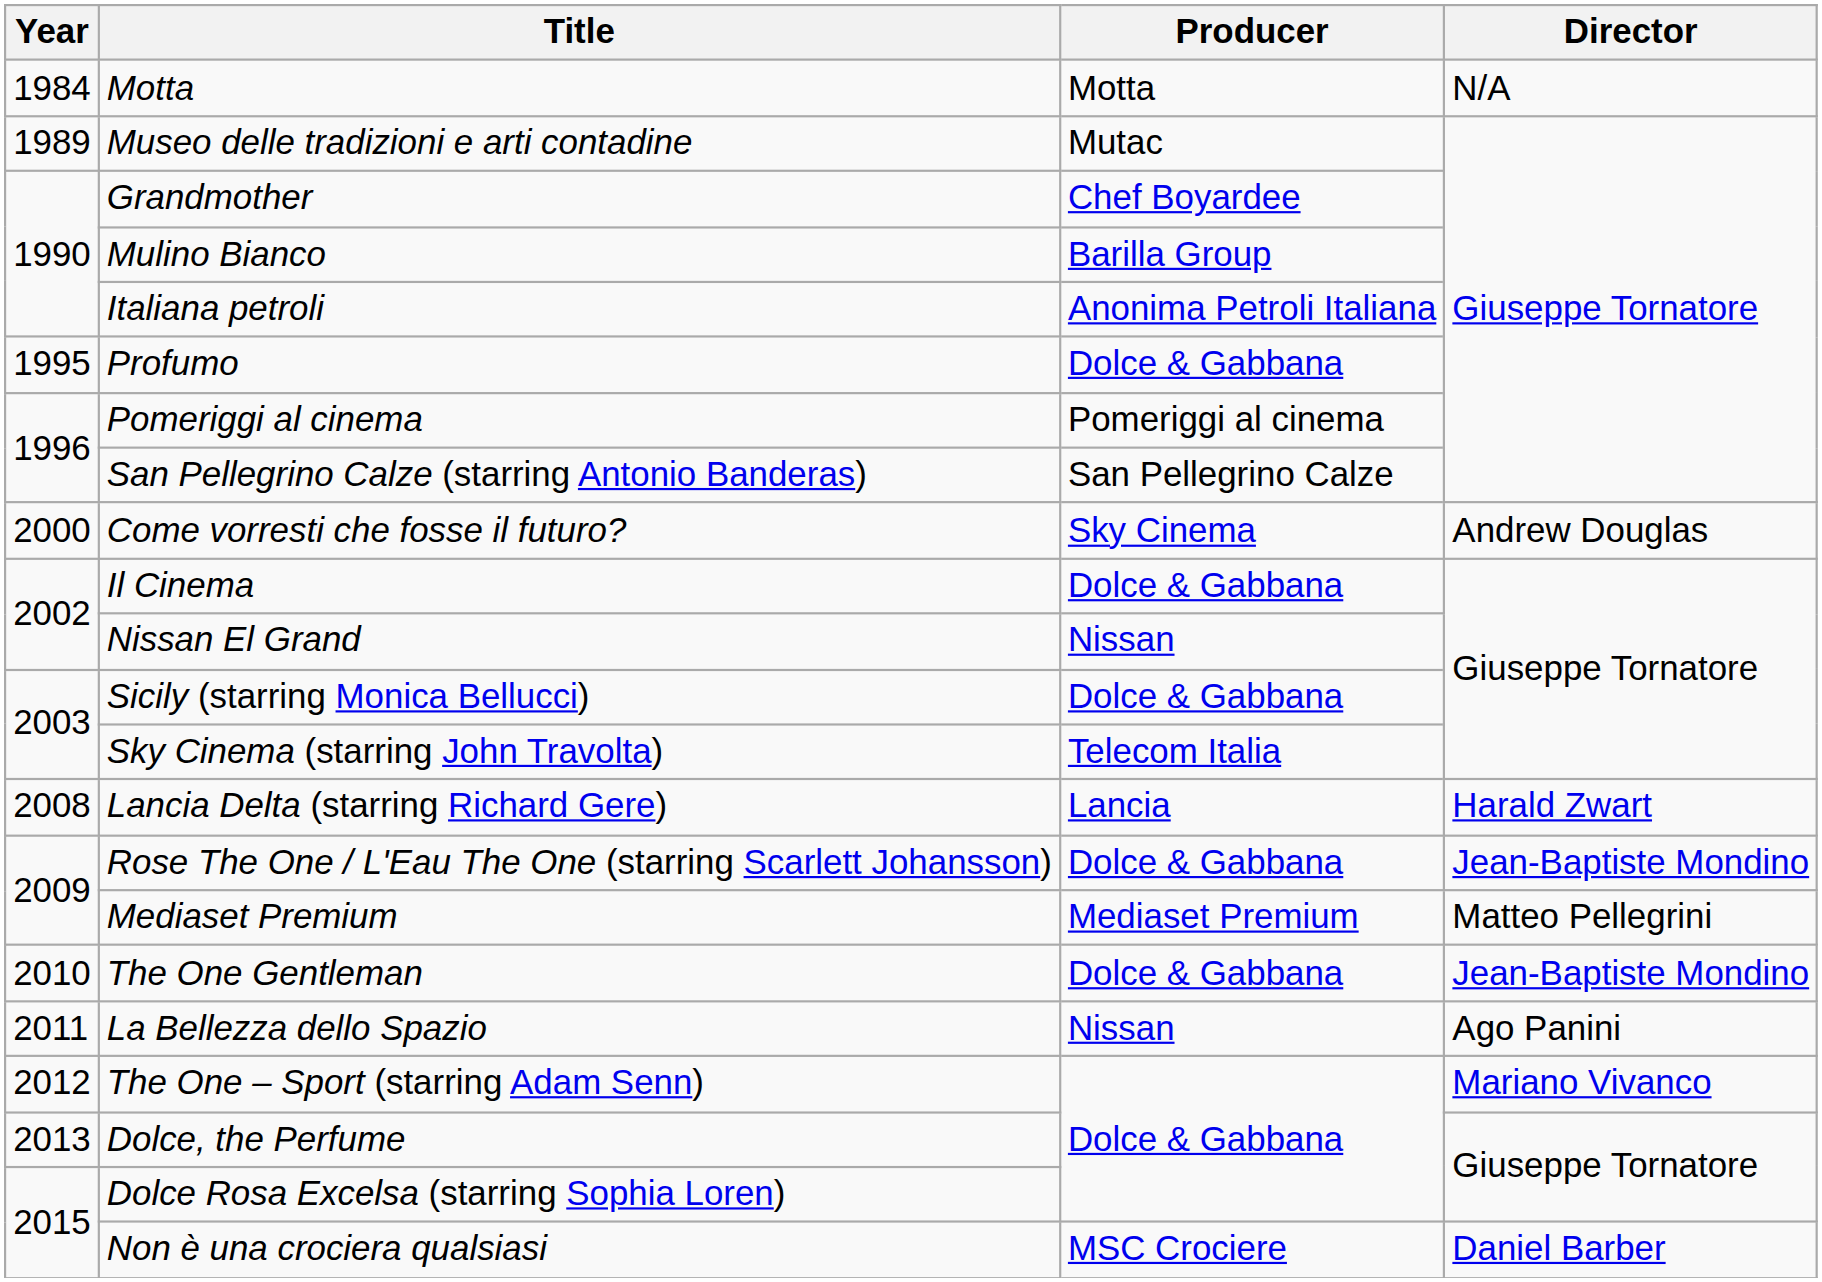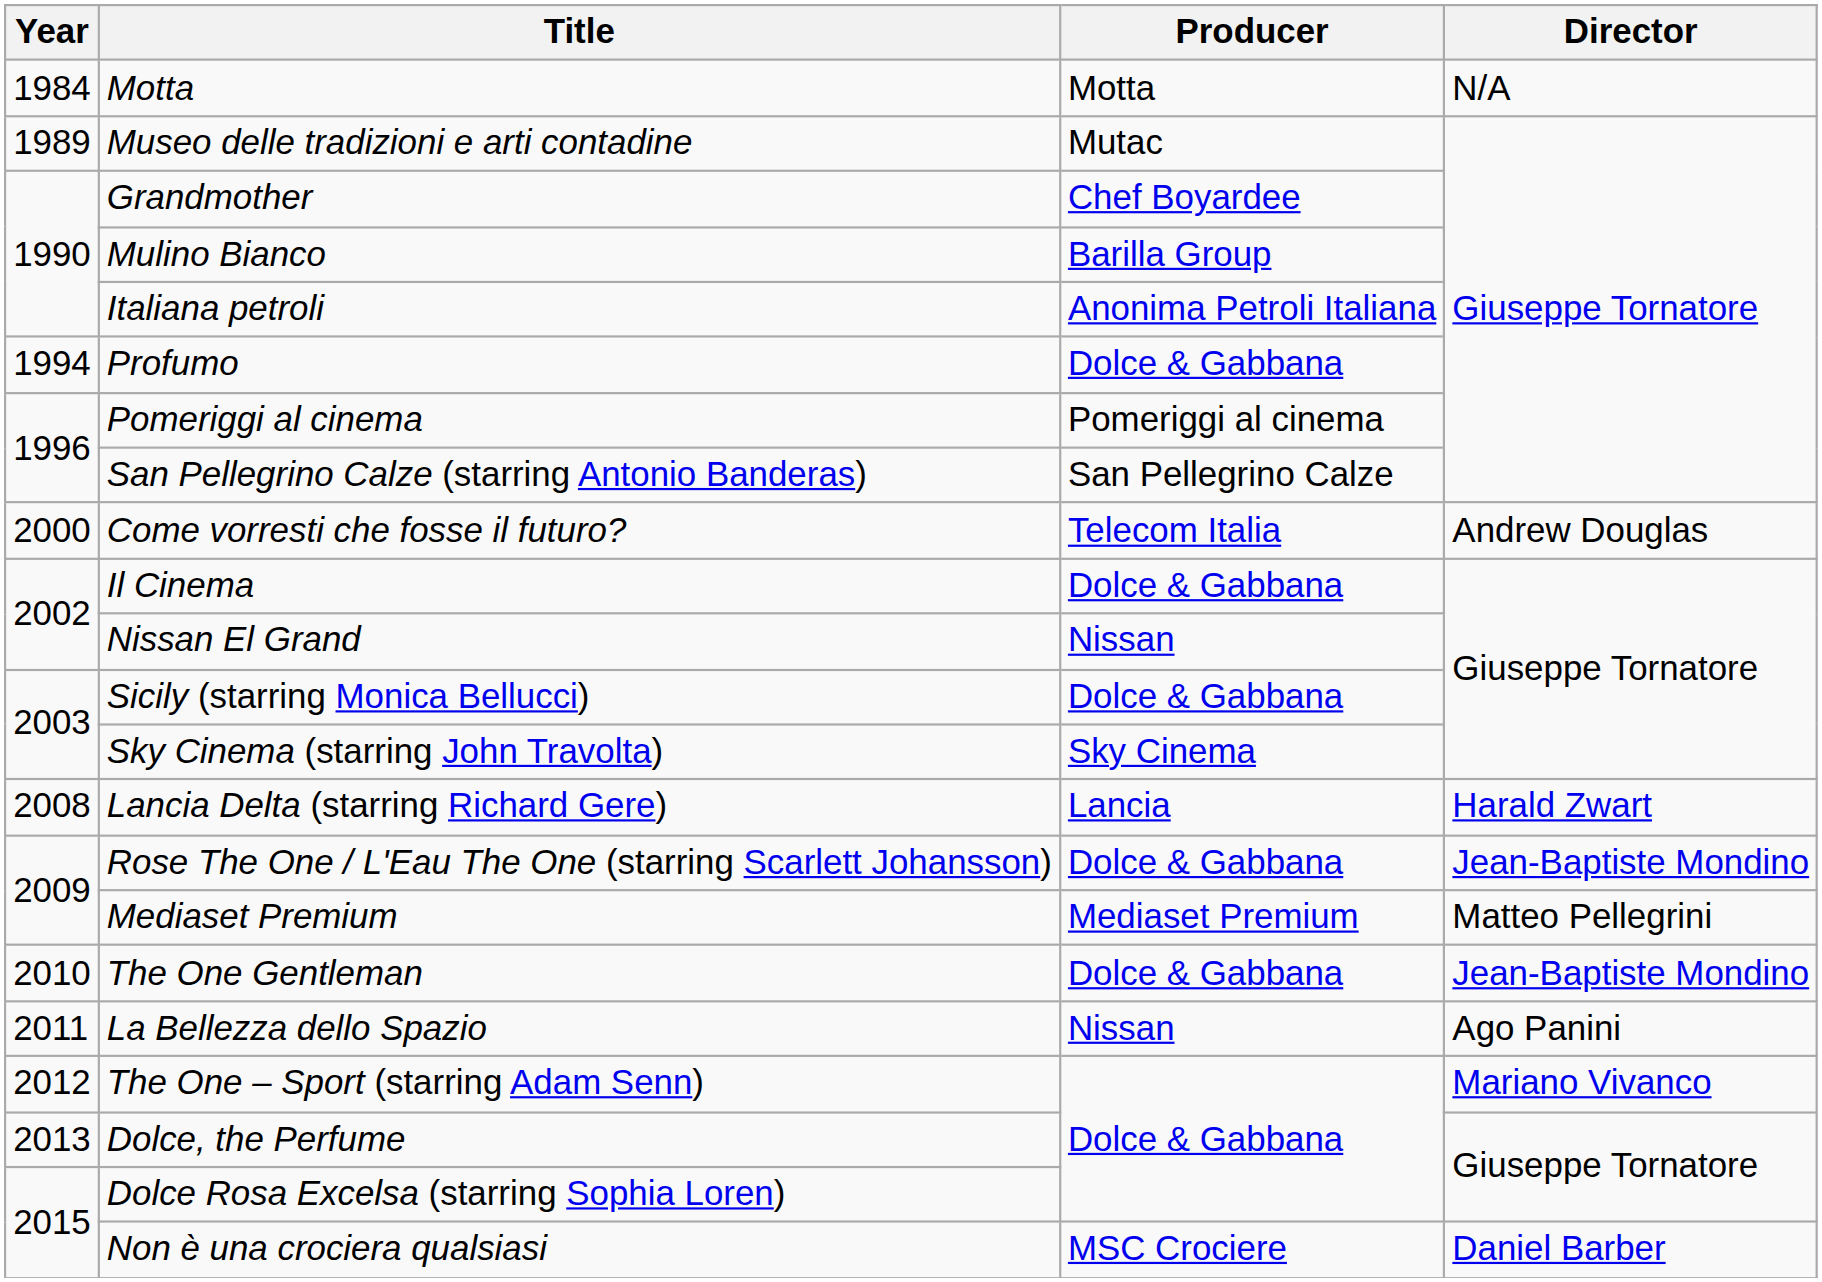(52, 364) 1995 -> (52, 364) 1994
(1162, 530) Sky Cinema -> (1175, 530) Telecom Italia
(1175, 751) Telecom Italia -> (1162, 751) Sky Cinema
